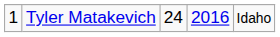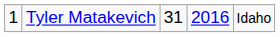(173, 18) 24 -> (173, 18) 31
